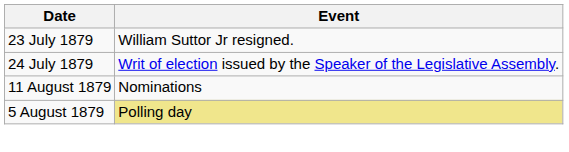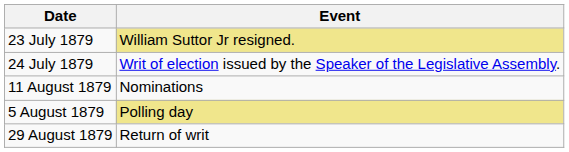(206, 40) no background -> (207, 40) khaki background
+ row: (60, 135)
